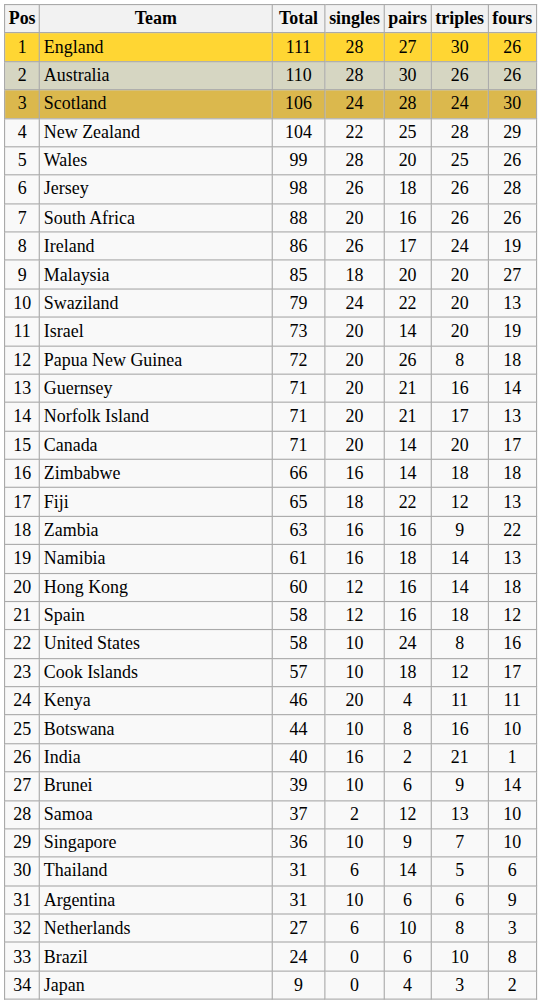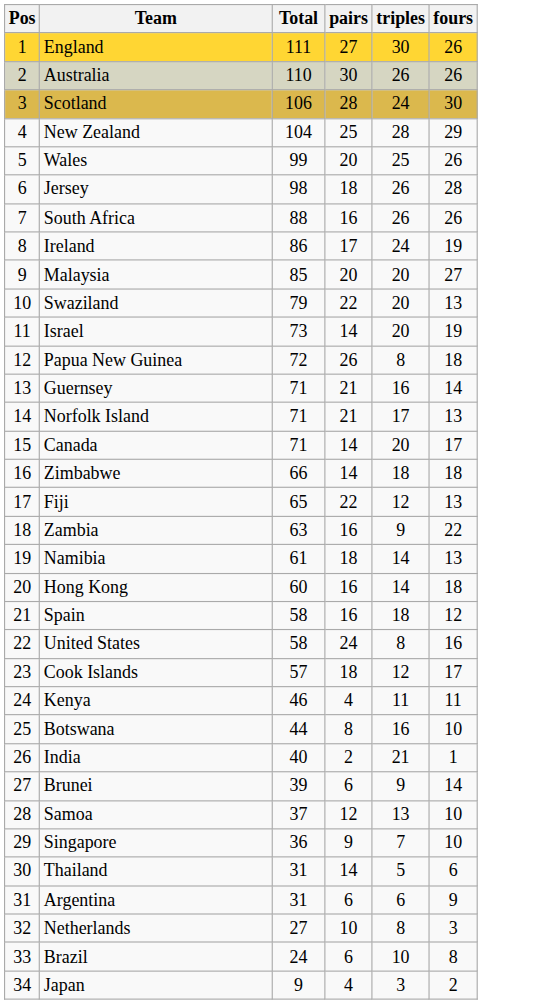- column: (355, 18)
